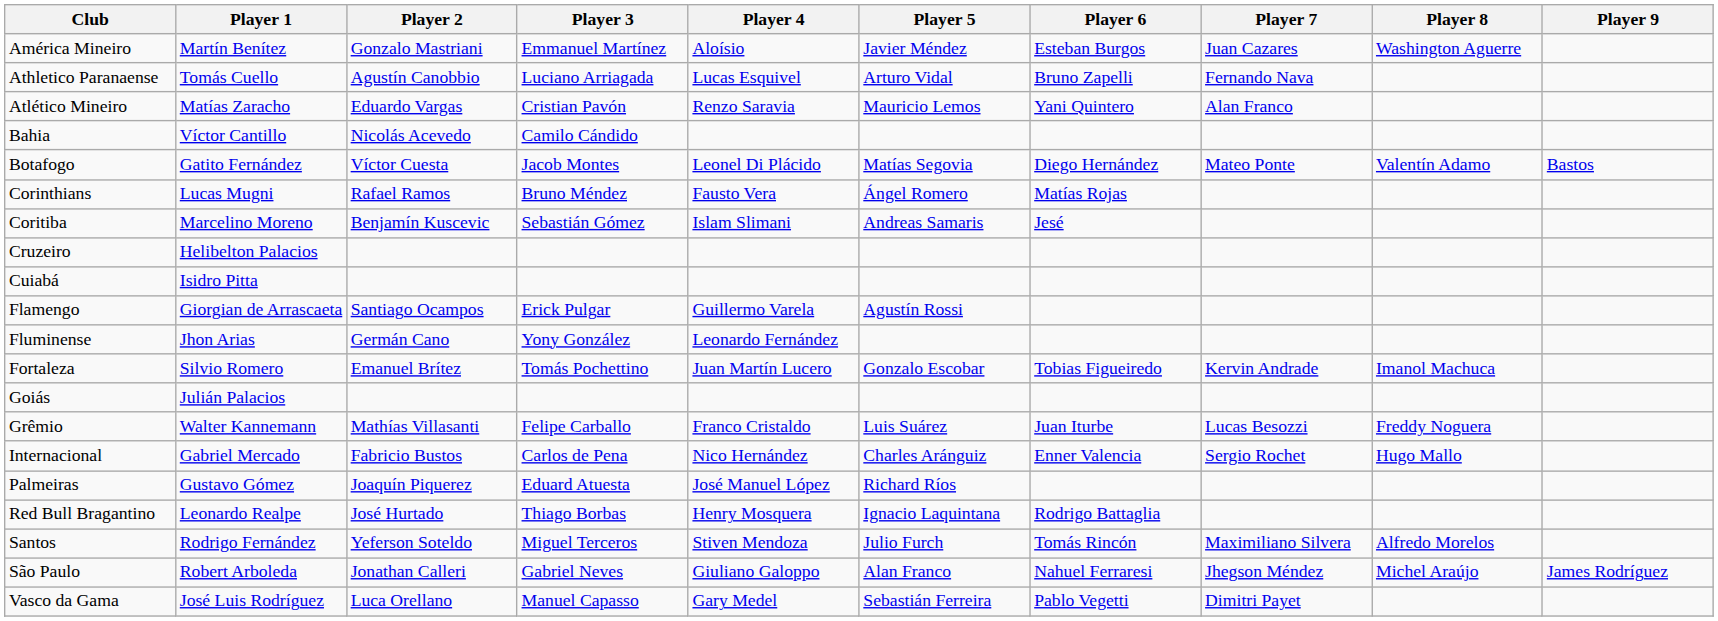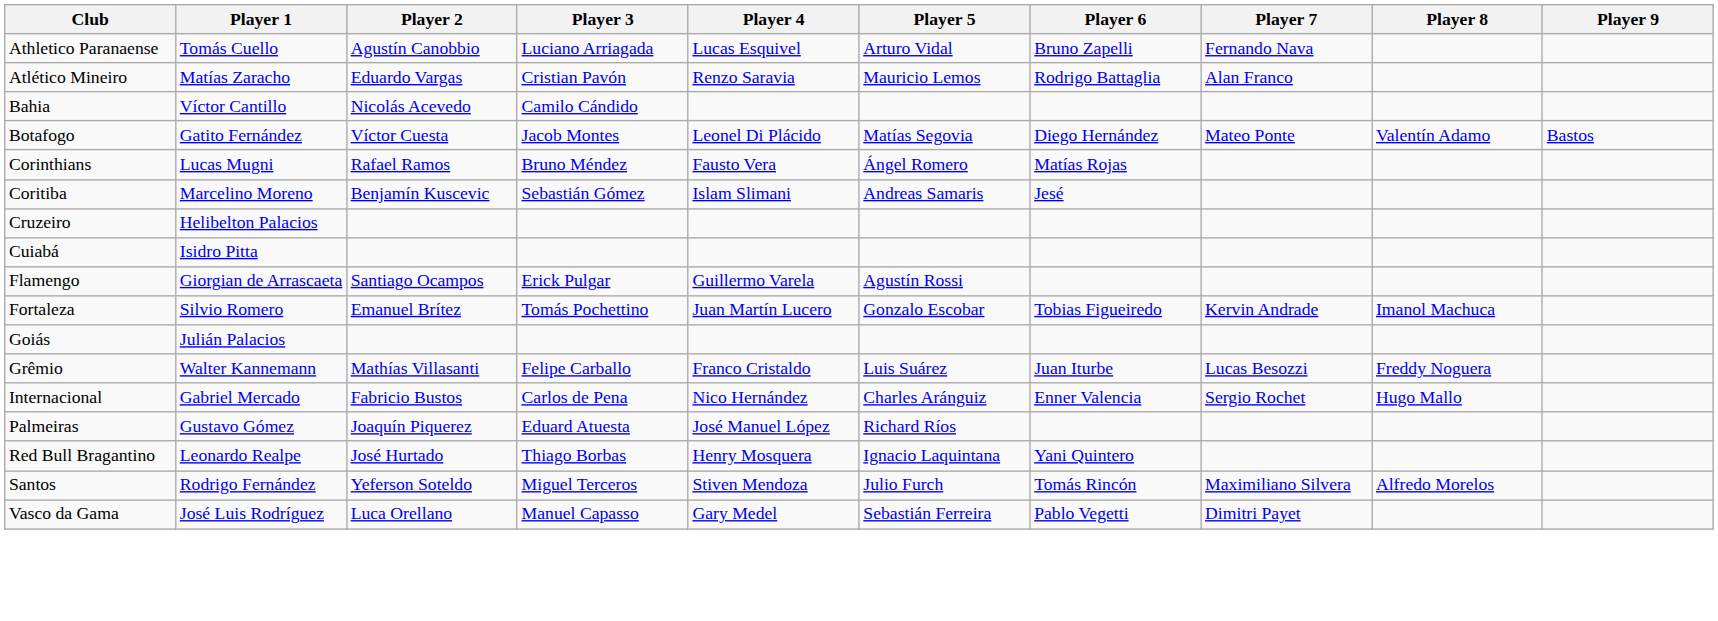- row: (70, 47)
(1084, 106) Yani Quintero -> (1097, 77) Rodrigo Battaglia
- row: (50, 339)
(1097, 513) Rodrigo Battaglia -> (1084, 455) Yani Quintero
- row: (44, 571)
